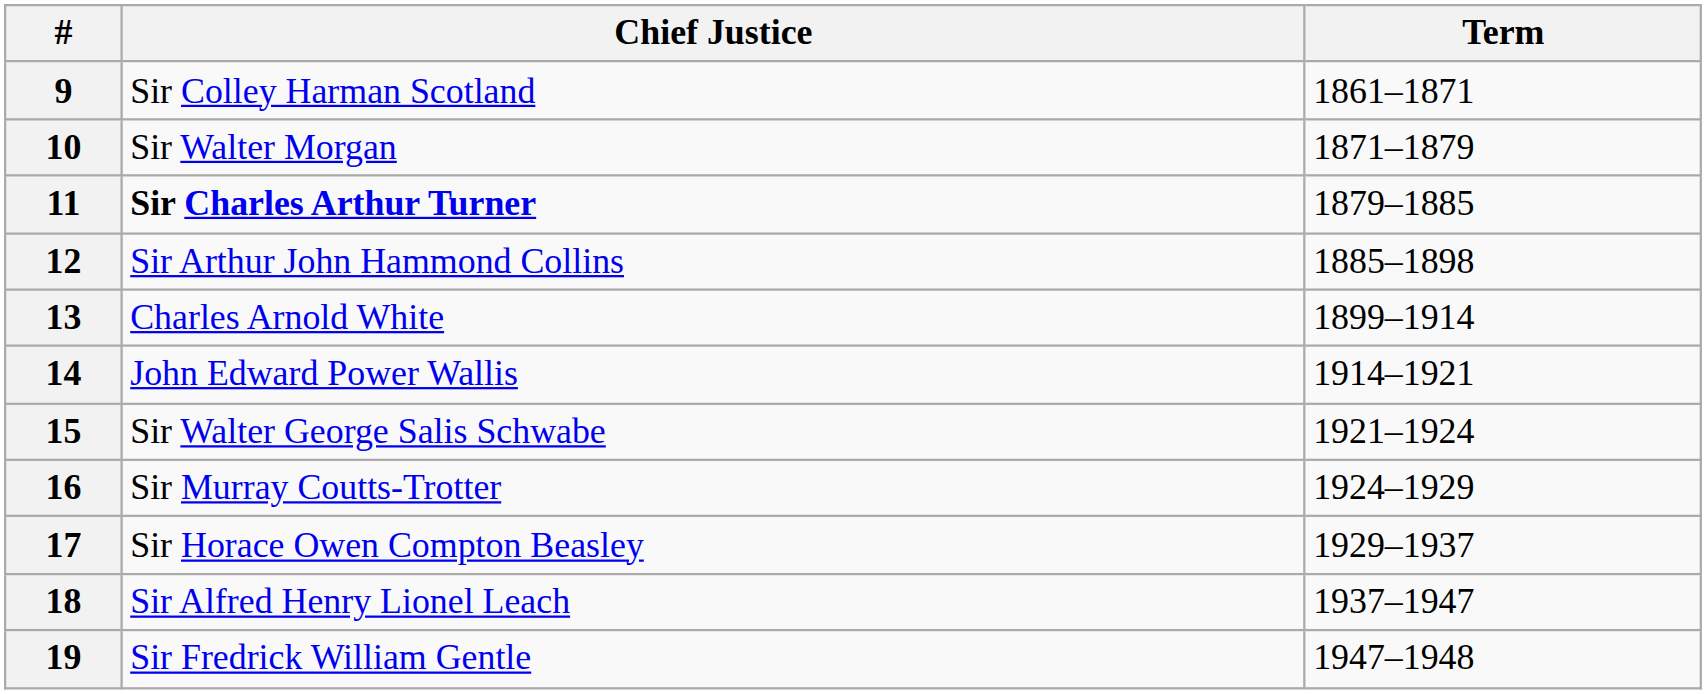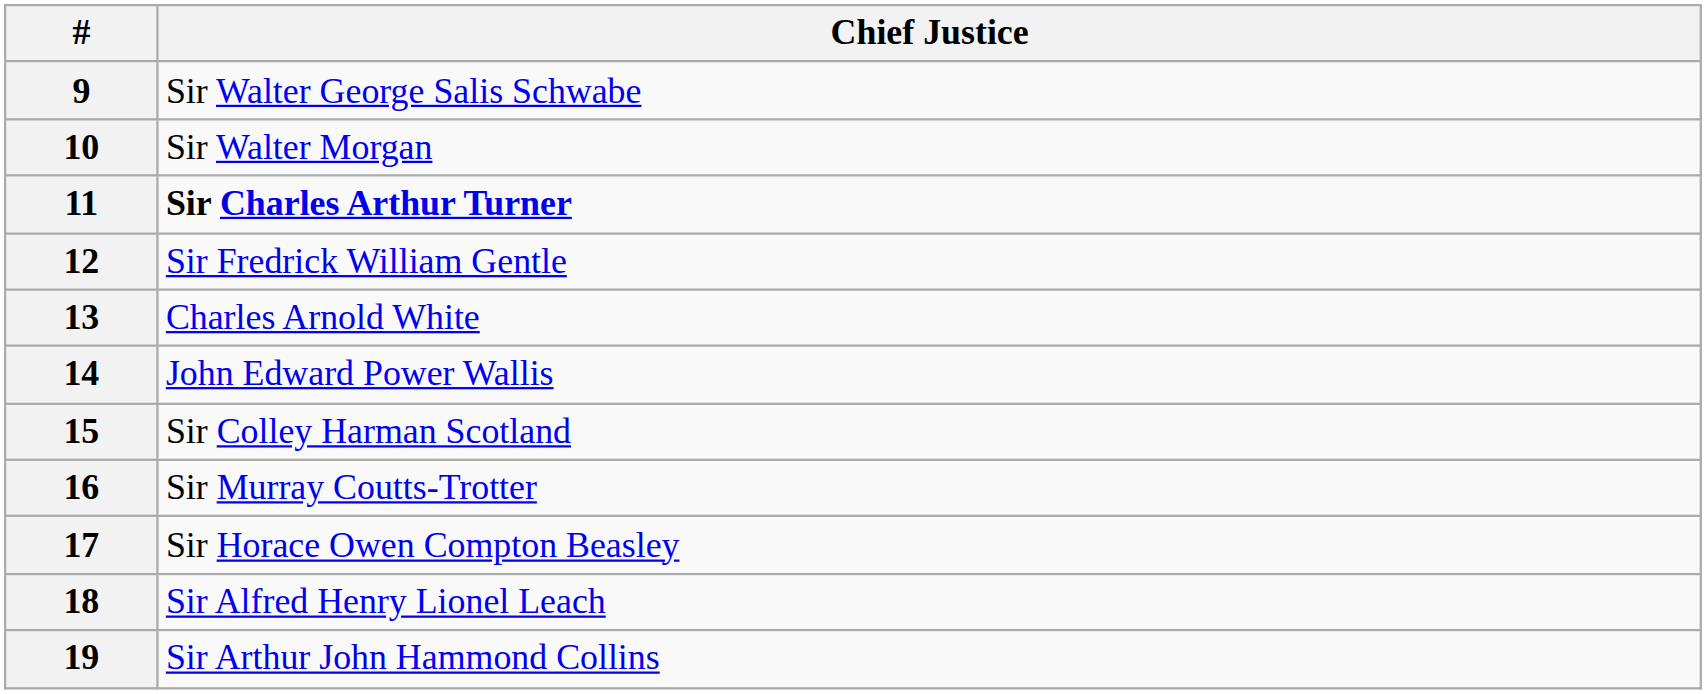- column: (1503, 32)
(333, 89) Sir Colley Harman Scotland -> (404, 89) Sir Walter George Salis Schwabe
(377, 260) Sir Arthur John Hammond Collins -> (366, 260) Sir Fredrick William Gentle
(368, 430) Sir Walter George Salis Schwabe -> (368, 430) Sir Colley Harman Scotland
(331, 658) Sir Fredrick William Gentle -> (413, 658) Sir Arthur John Hammond Collins
